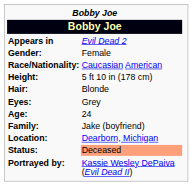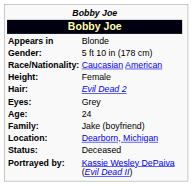(104, 41) Evil Dead 2 -> (95, 41) Blonde
(96, 53) Female -> (117, 53) 5 ft 10 in (178 cm)
(117, 77) 5 ft 10 in (178 cm) -> (96, 77) Female
(95, 89) Blonde -> (104, 89) Evil Dead 2
(101, 150) lightsalmon background -> (101, 150) no background
